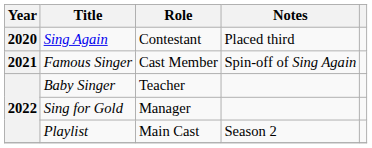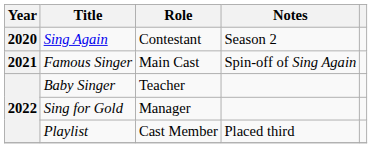(259, 39) Placed third -> (251, 39) Season 2
(178, 62) Cast Member -> (169, 62) Main Cast
(169, 131) Main Cast -> (178, 131) Cast Member
(251, 131) Season 2 -> (259, 131) Placed third
